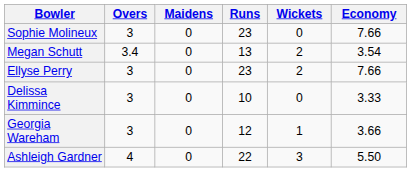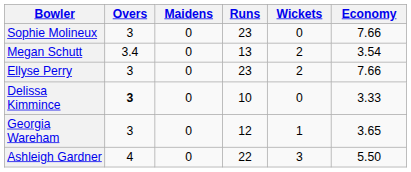(130, 98) normal -> (130, 98) bold
(369, 131) 3.66 -> (369, 131) 3.65
